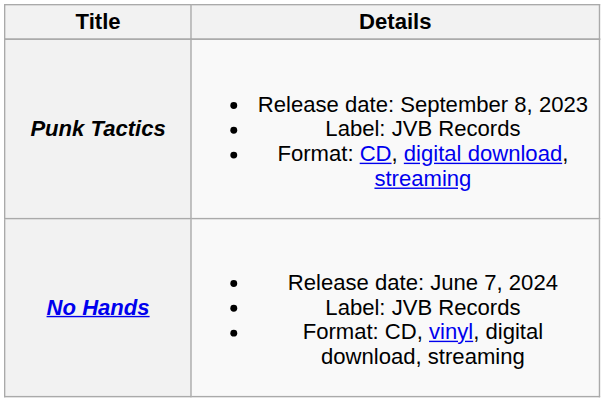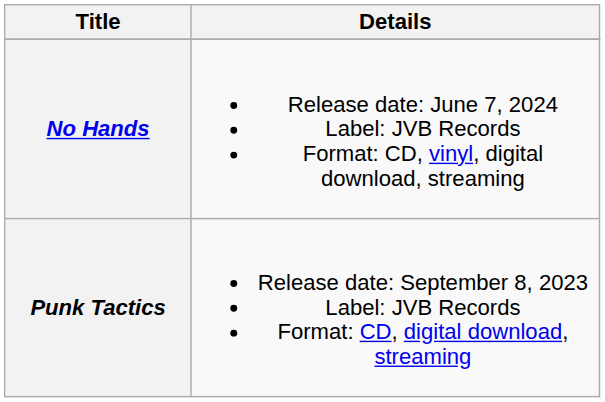rows swapped: (98, 128) <-> (98, 307)
